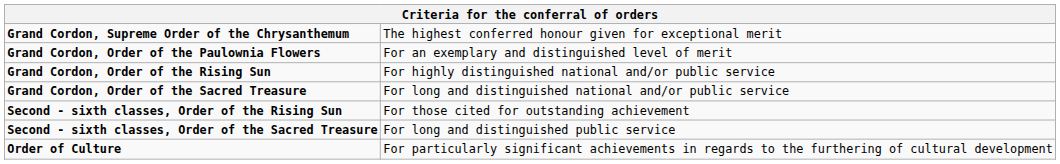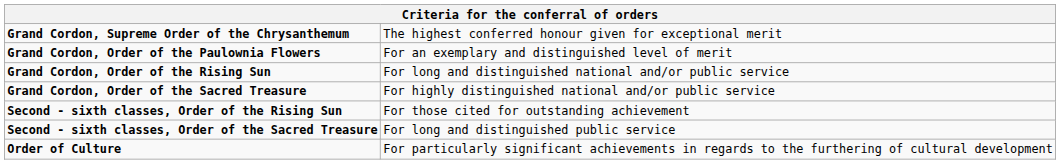(579, 72) For highly distinguished national and/or public service -> (586, 72) For long and distinguished national and/or public service
(586, 91) For long and distinguished national and/or public service -> (579, 91) For highly distinguished national and/or public service
